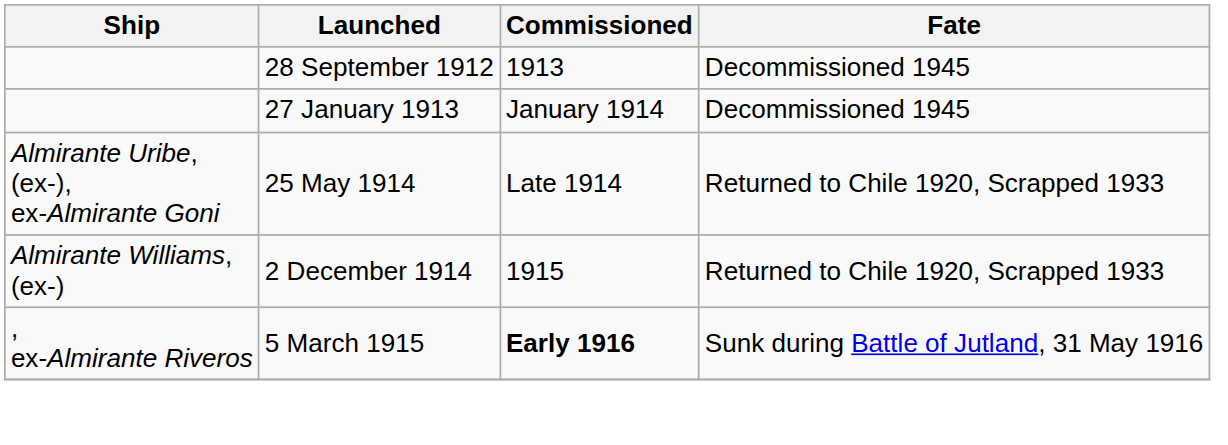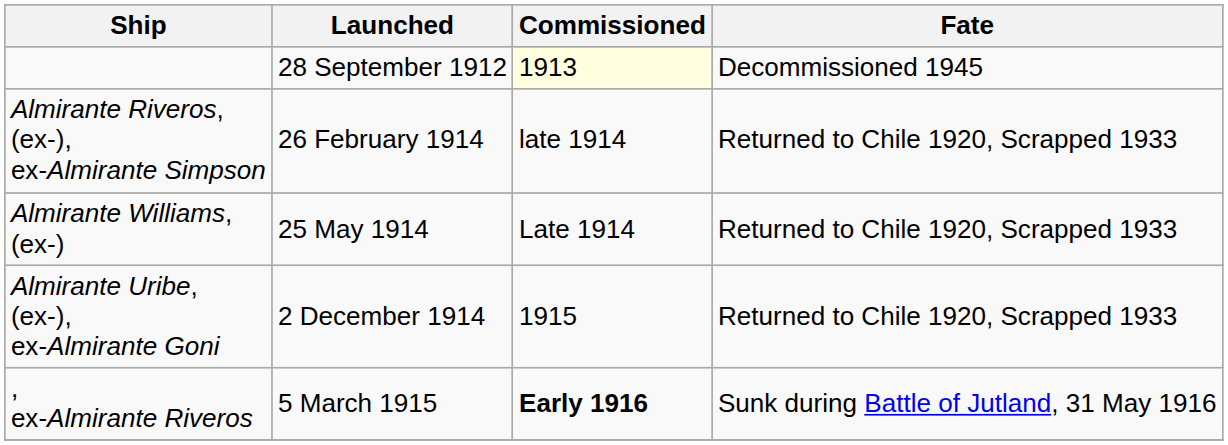(535, 67) no background -> (548, 67) lightyellow background
- row: (362, 109)
+ row: (381, 140)
(115, 182) Almirante Uribe, (ex-), ex-Almirante Goni -> (122, 227) Almirante Williams, (ex-)
(122, 270) Almirante Williams, (ex-) -> (115, 315) Almirante Uribe, (ex-), ex-Almirante Goni
